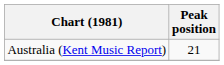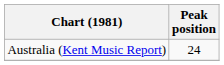(194, 49) 21 -> (194, 49) 24
